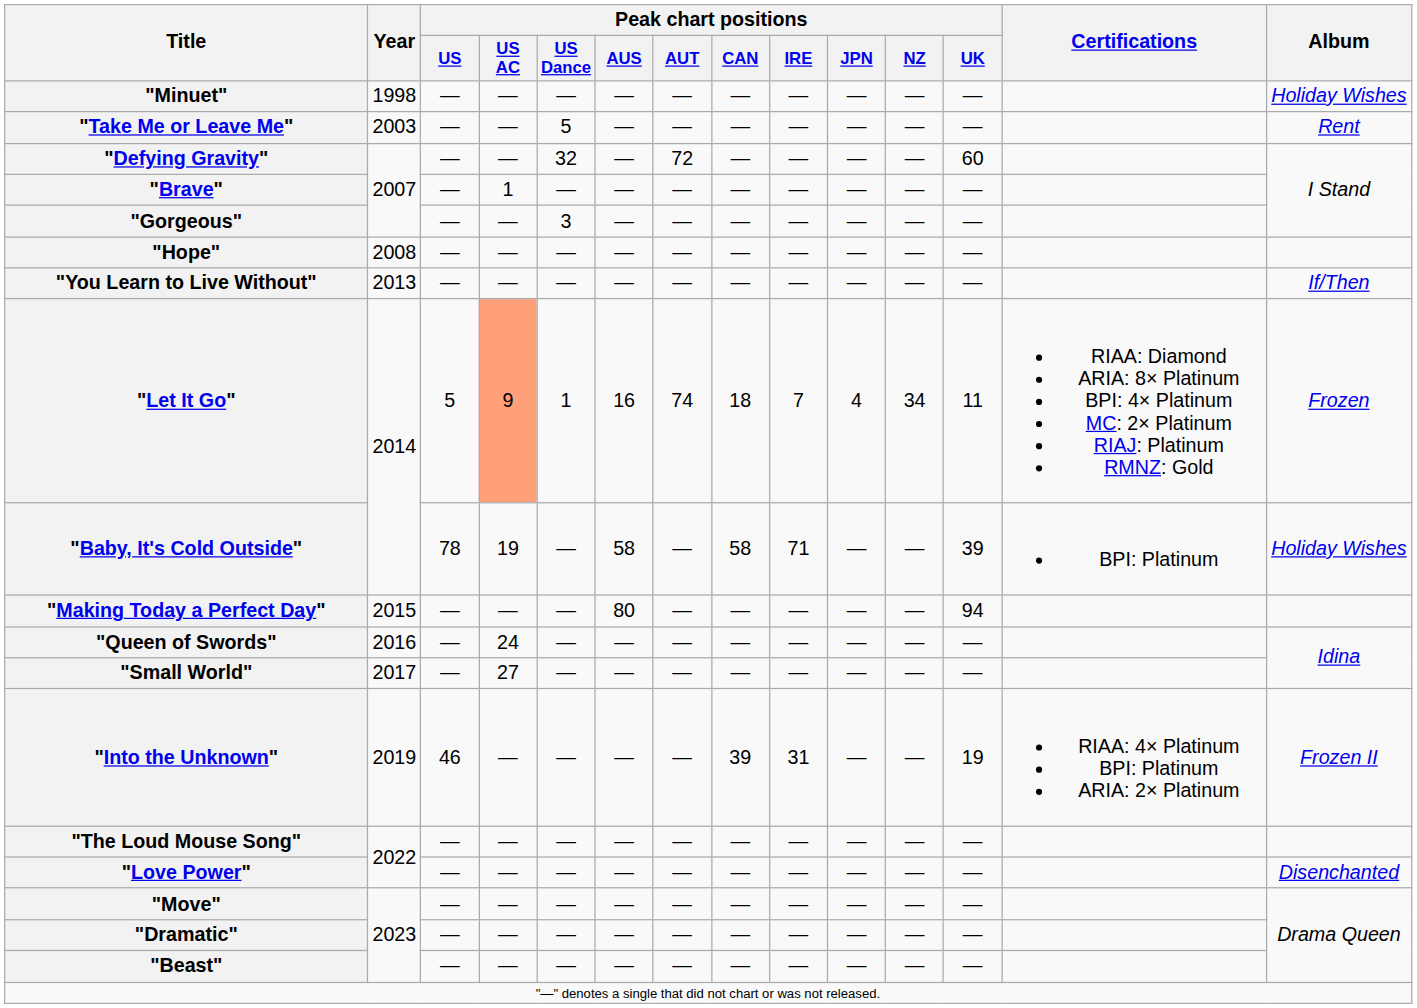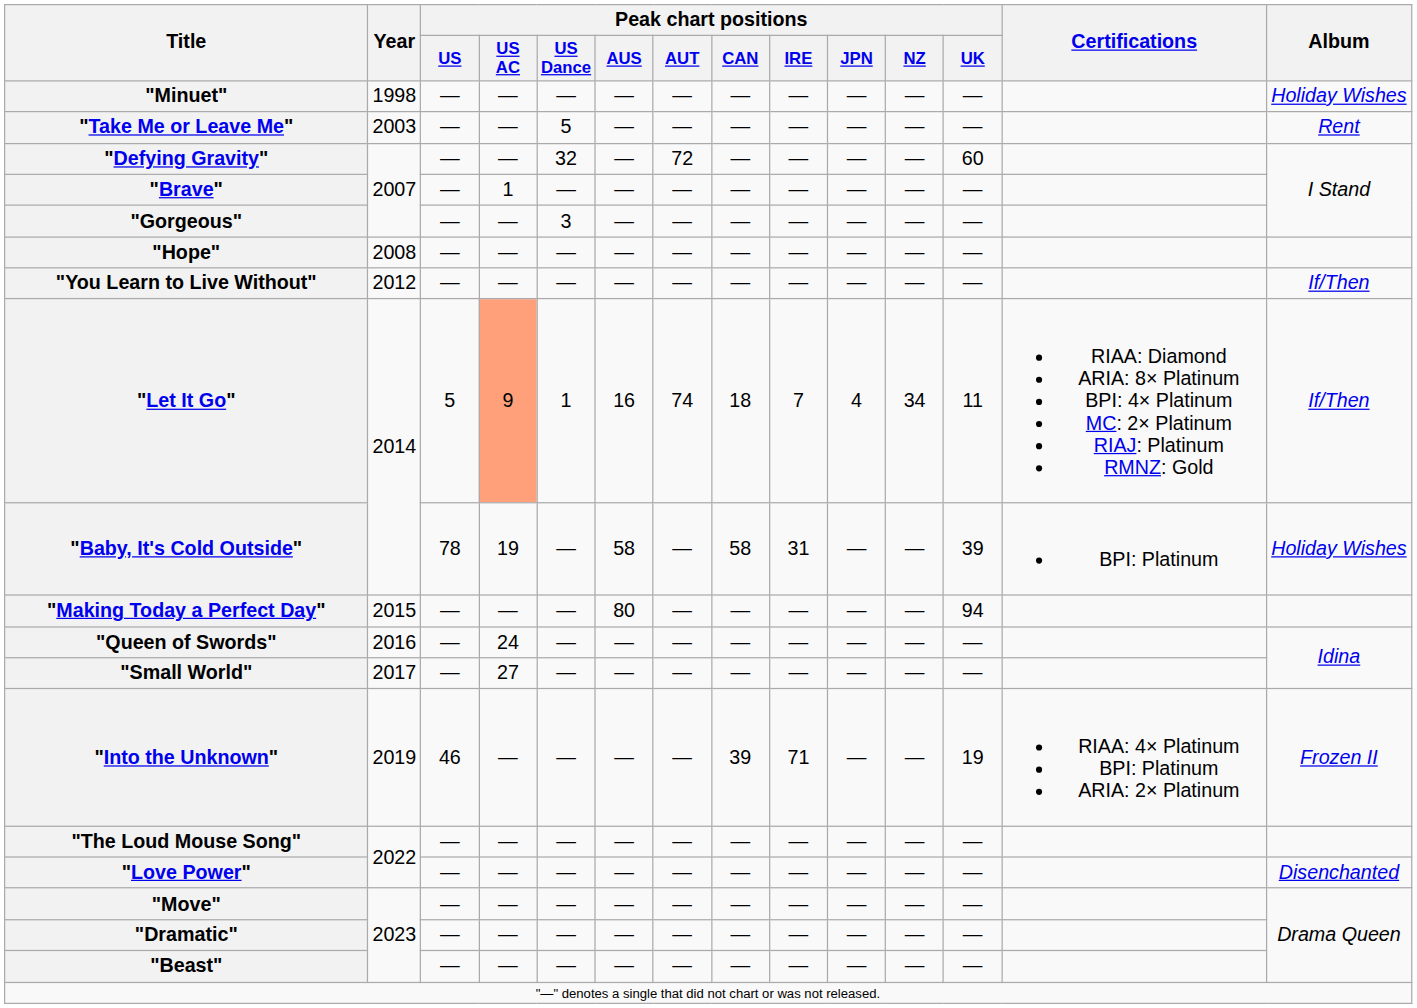(394, 283) 2013 -> (394, 283) 2012
(1339, 400) Frozen -> (1339, 400) If/Then
(798, 548) 71 -> (798, 548) 31
(798, 757) 31 -> (798, 757) 71
